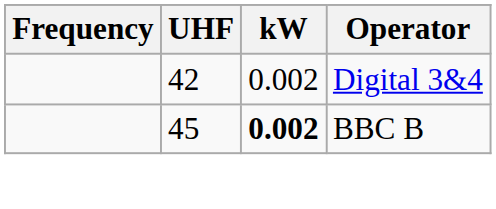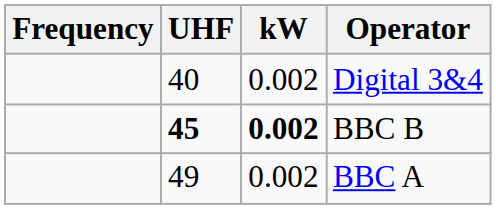(184, 78) 42 -> (184, 78) 40
(184, 128) normal -> (184, 128) bold
+ row: (378, 177)
